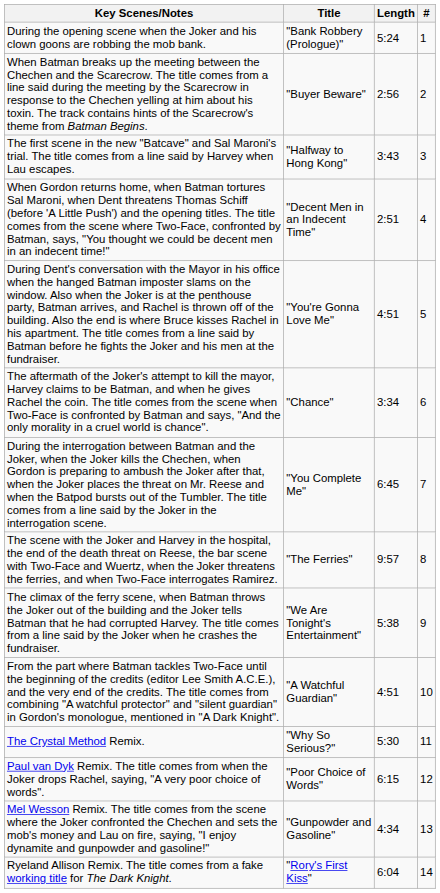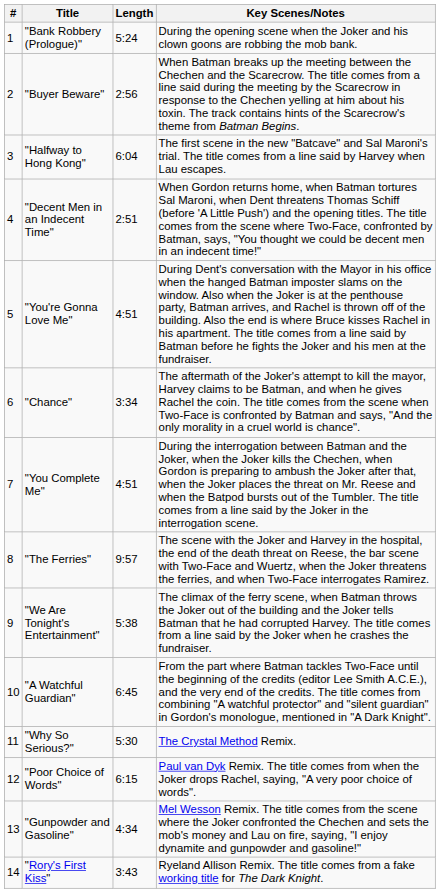columns swapped: (426, 13) <-> (144, 13)
(388, 157) 3:43 -> (127, 157) 6:04
(388, 484) 6:45 -> (127, 484) 4:51
(388, 692) 4:51 -> (127, 692) 6:45
(388, 872) 6:04 -> (127, 872) 3:43
